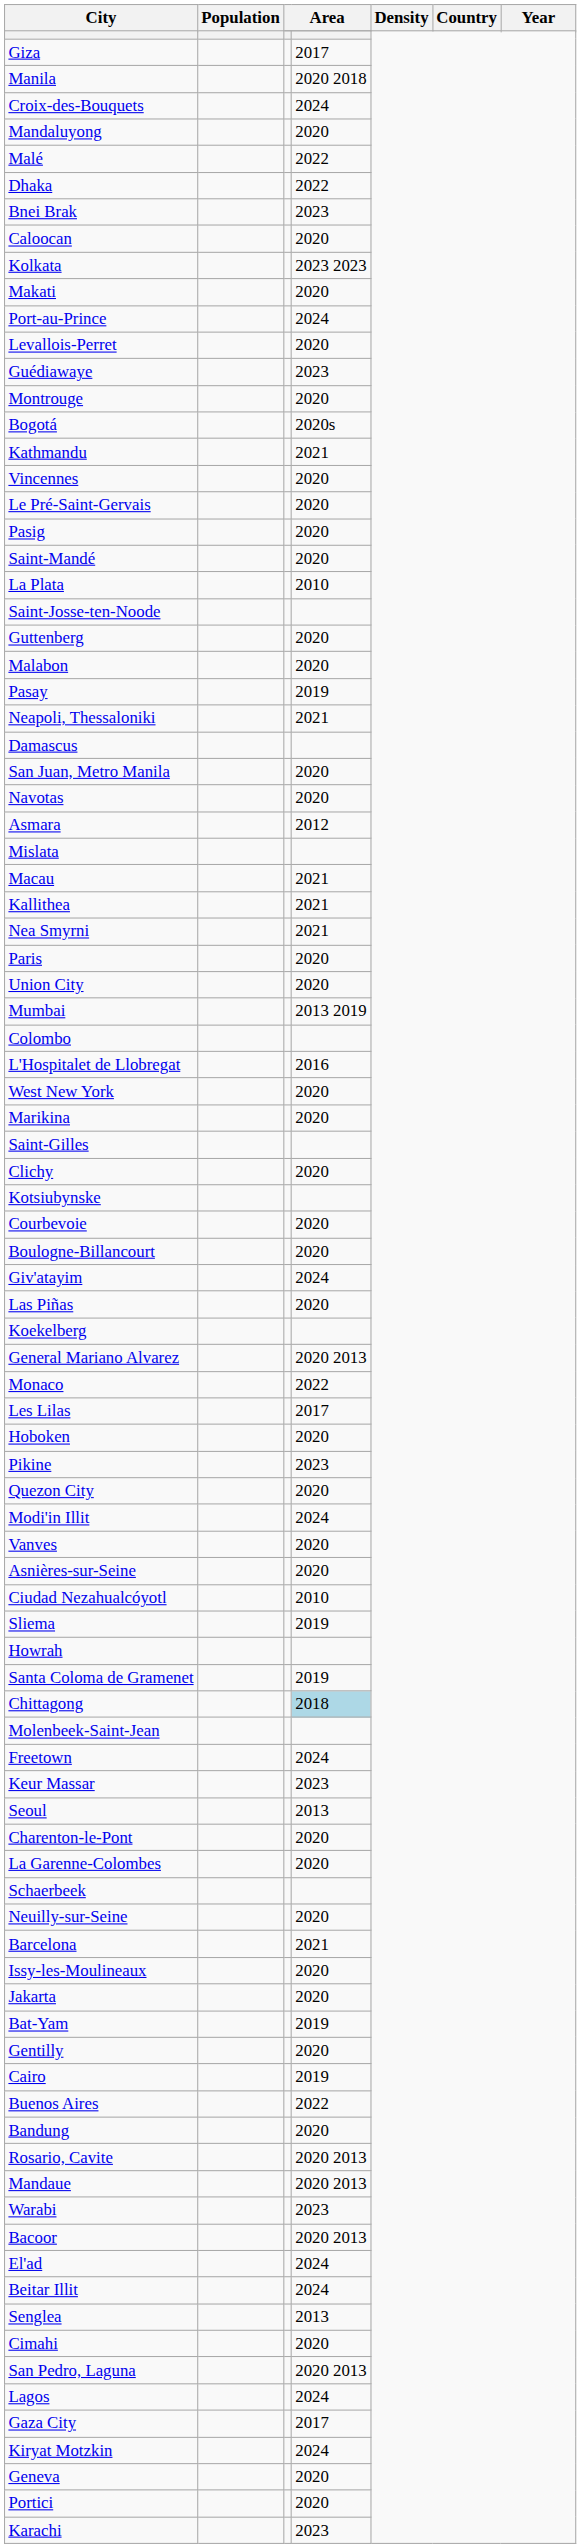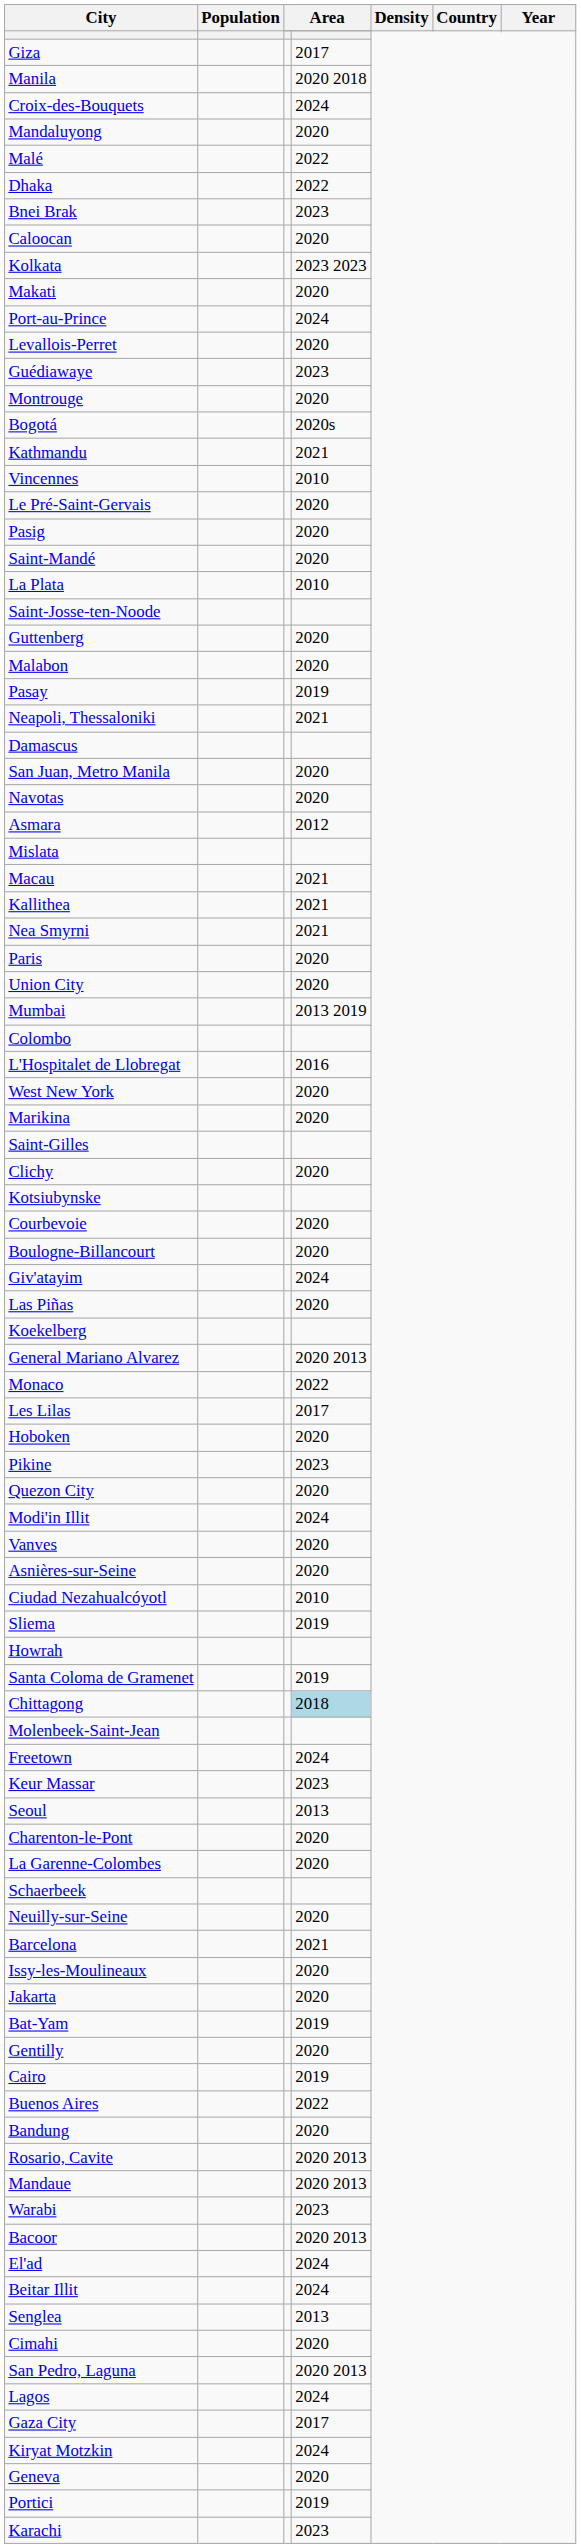(312, 478) 2020 -> (312, 478) 2010
(312, 2503) 2020 -> (312, 2503) 2019
